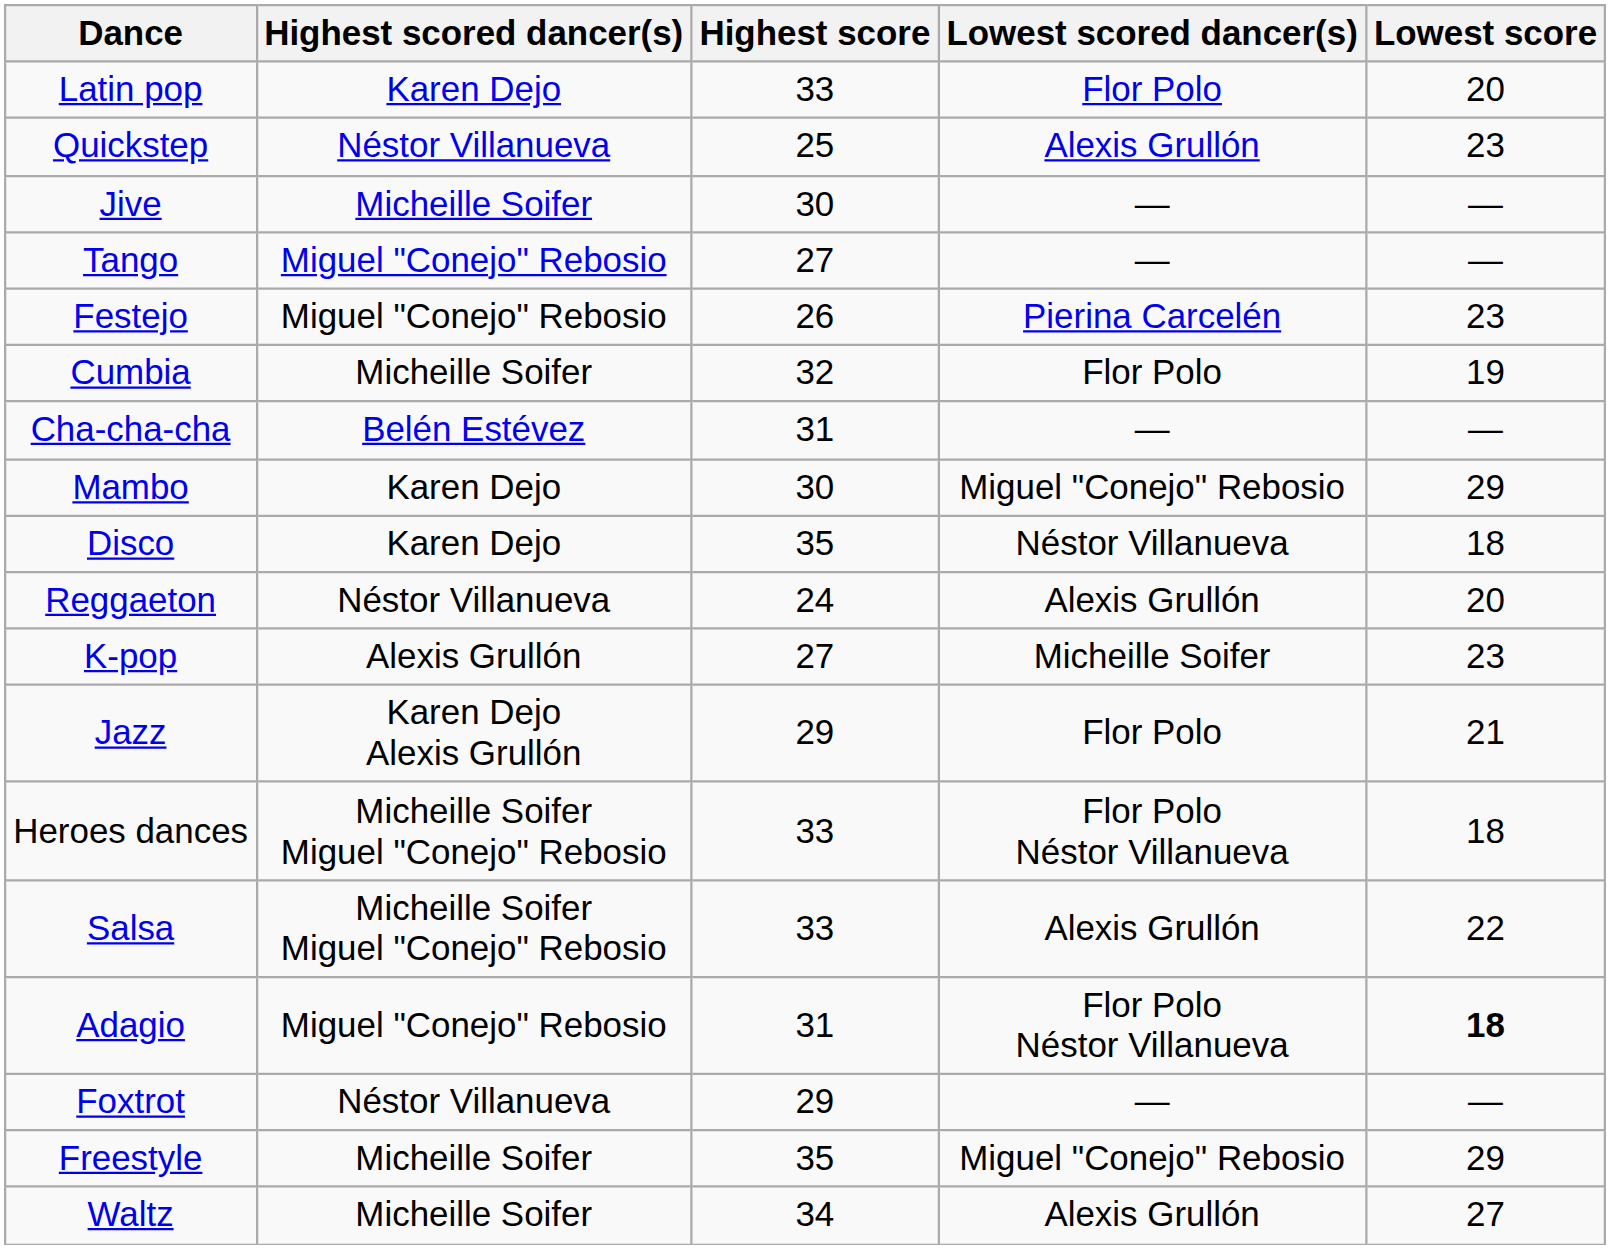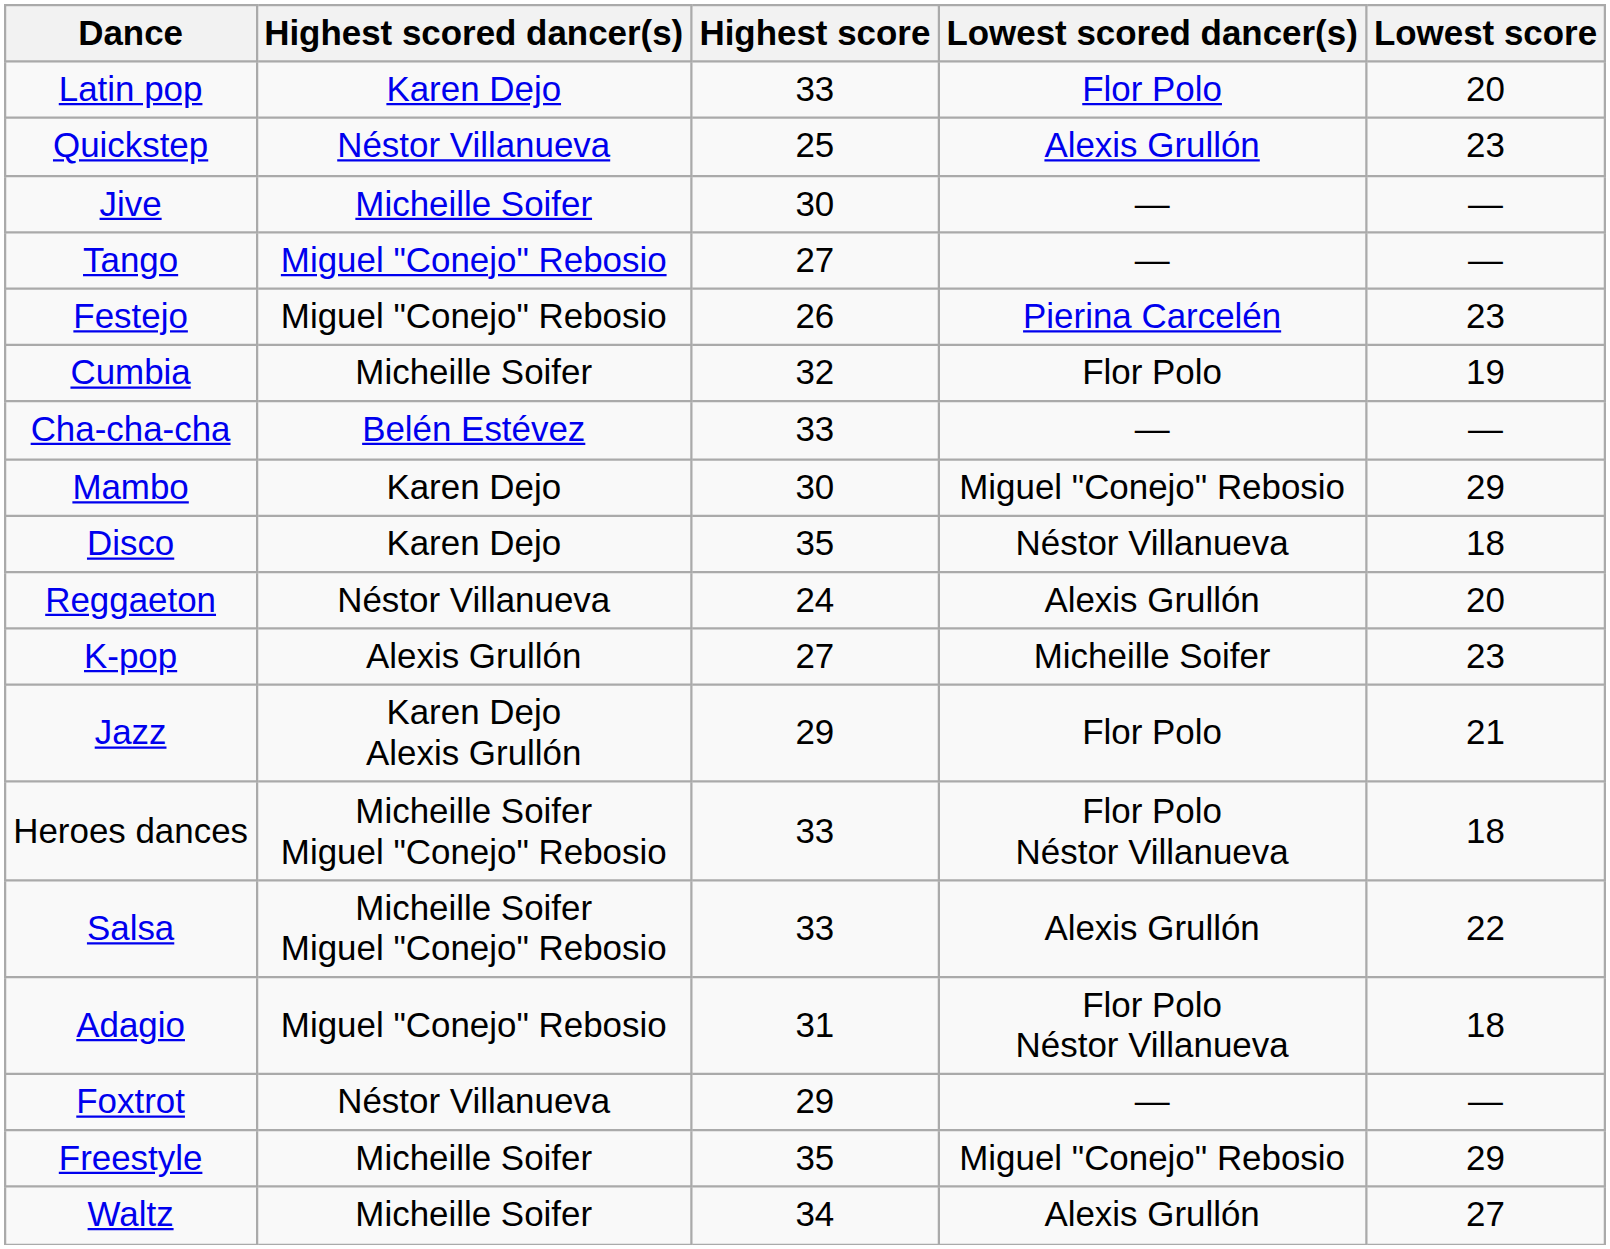(815, 429) 31 -> (815, 429) 33
(1486, 1024) bold -> (1486, 1024) normal
